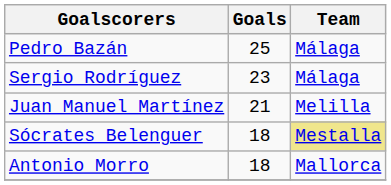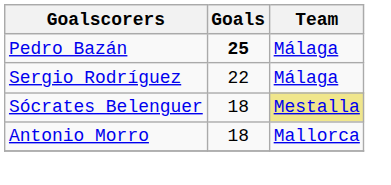(260, 49) normal -> (238, 49) bold
(260, 78) 23 -> (238, 78) 22
- row: (117, 107)
